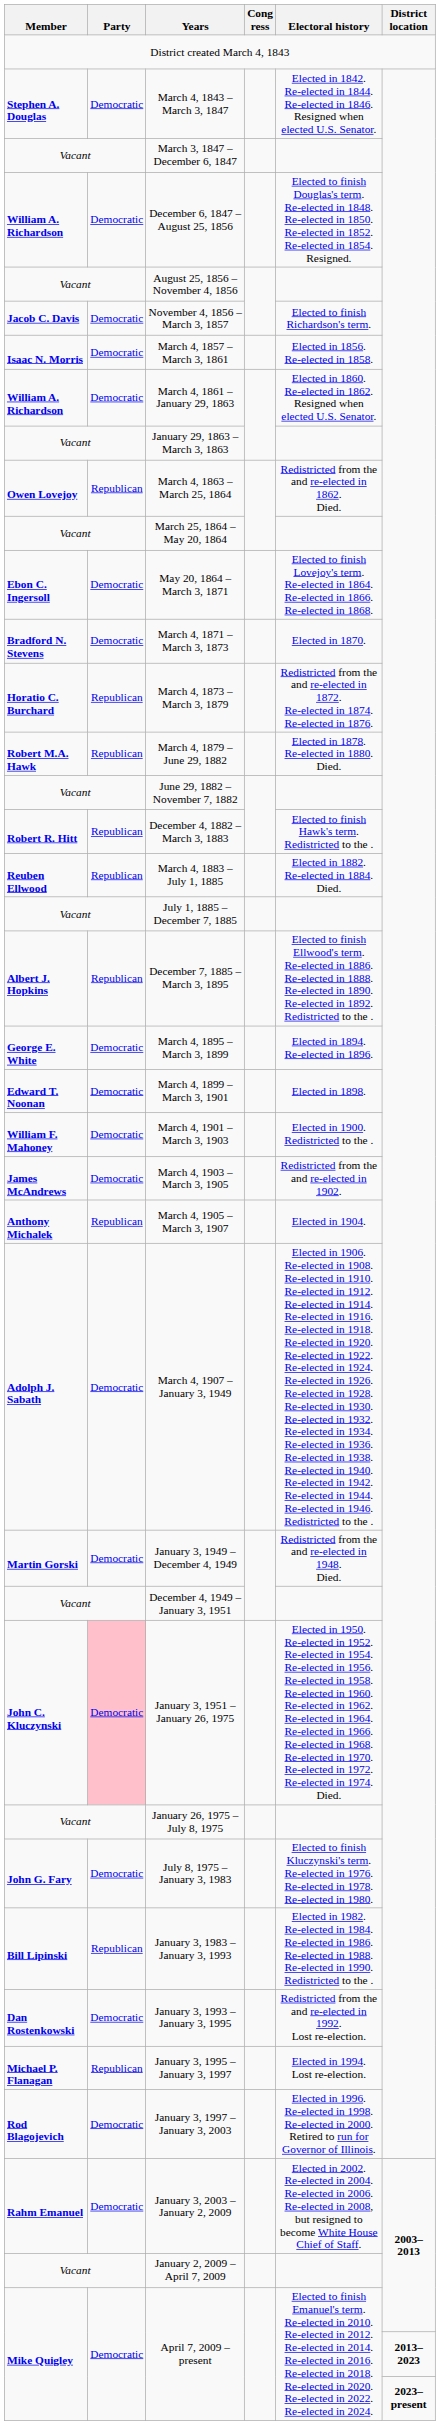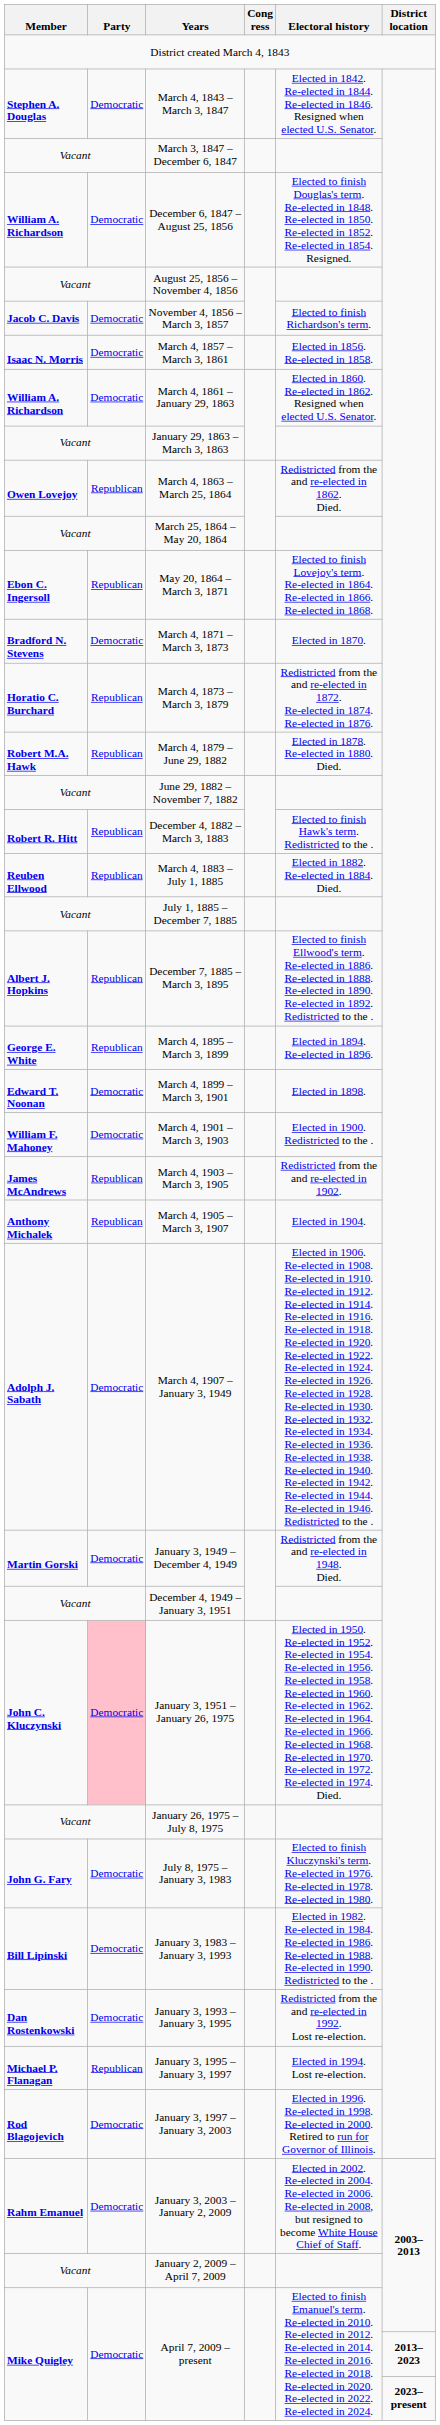(117, 584) Democratic -> (117, 584) Republican
(117, 1047) Democratic -> (117, 1047) Republican
(117, 1178) Democratic -> (117, 1178) Republican
(117, 1948) Republican -> (117, 1948) Democratic
